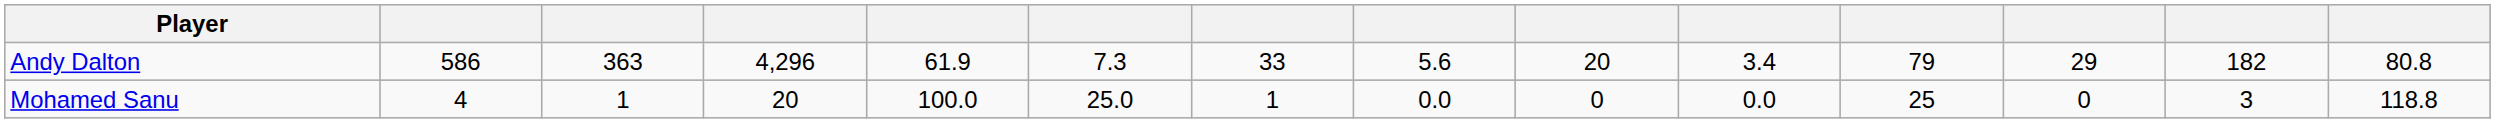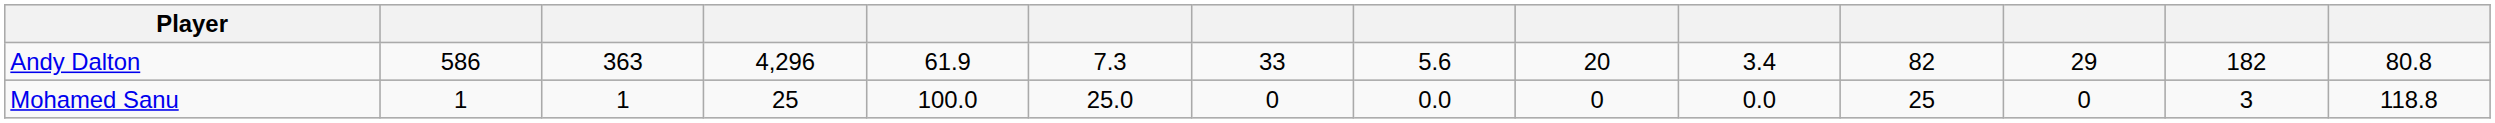(1922, 62) 79 -> (1922, 62) 82
(461, 99) 4 -> (461, 99) 1
(785, 99) 20 -> (785, 99) 25
(1272, 99) 1 -> (1272, 99) 0
